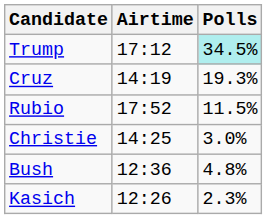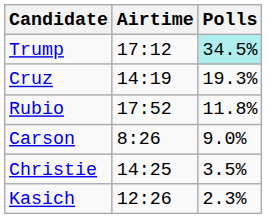(230, 109) 11.5% -> (230, 109) 11.8%
+ row: (42, 139)
(225, 139) 3.0% -> (225, 169) 3.5%
- row: (31, 169)
